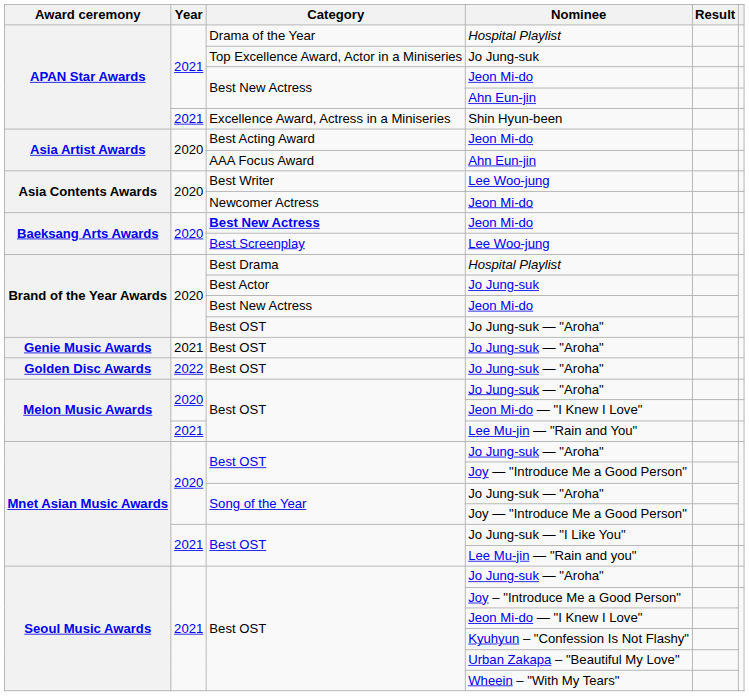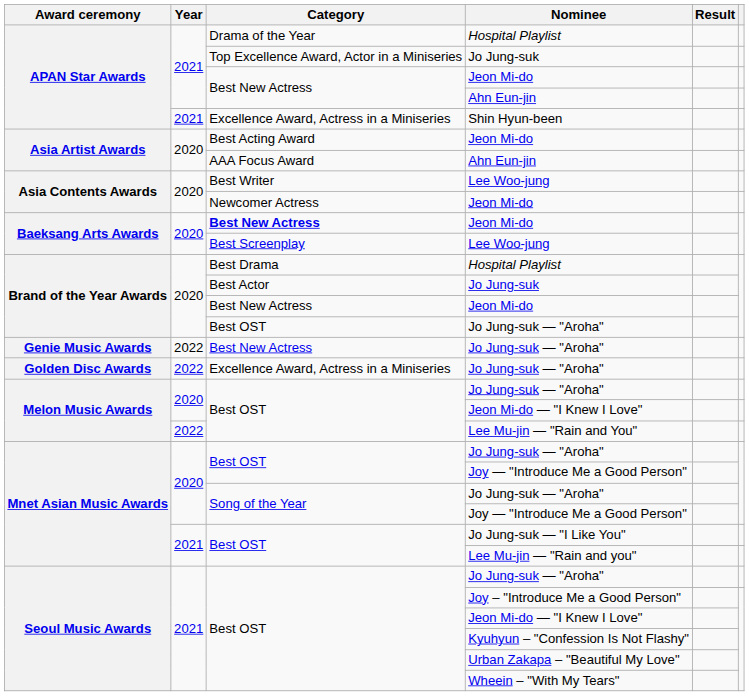(189, 347) 2021 -> (189, 347) 2022
(238, 347) Best OST -> (261, 347) Best New Actress
(238, 368) Best OST -> (330, 368) Excellence Award, Actress in a Miniseries
(189, 431) 2021 -> (189, 431) 2022
